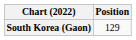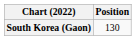(112, 27) 129 -> (112, 27) 130
